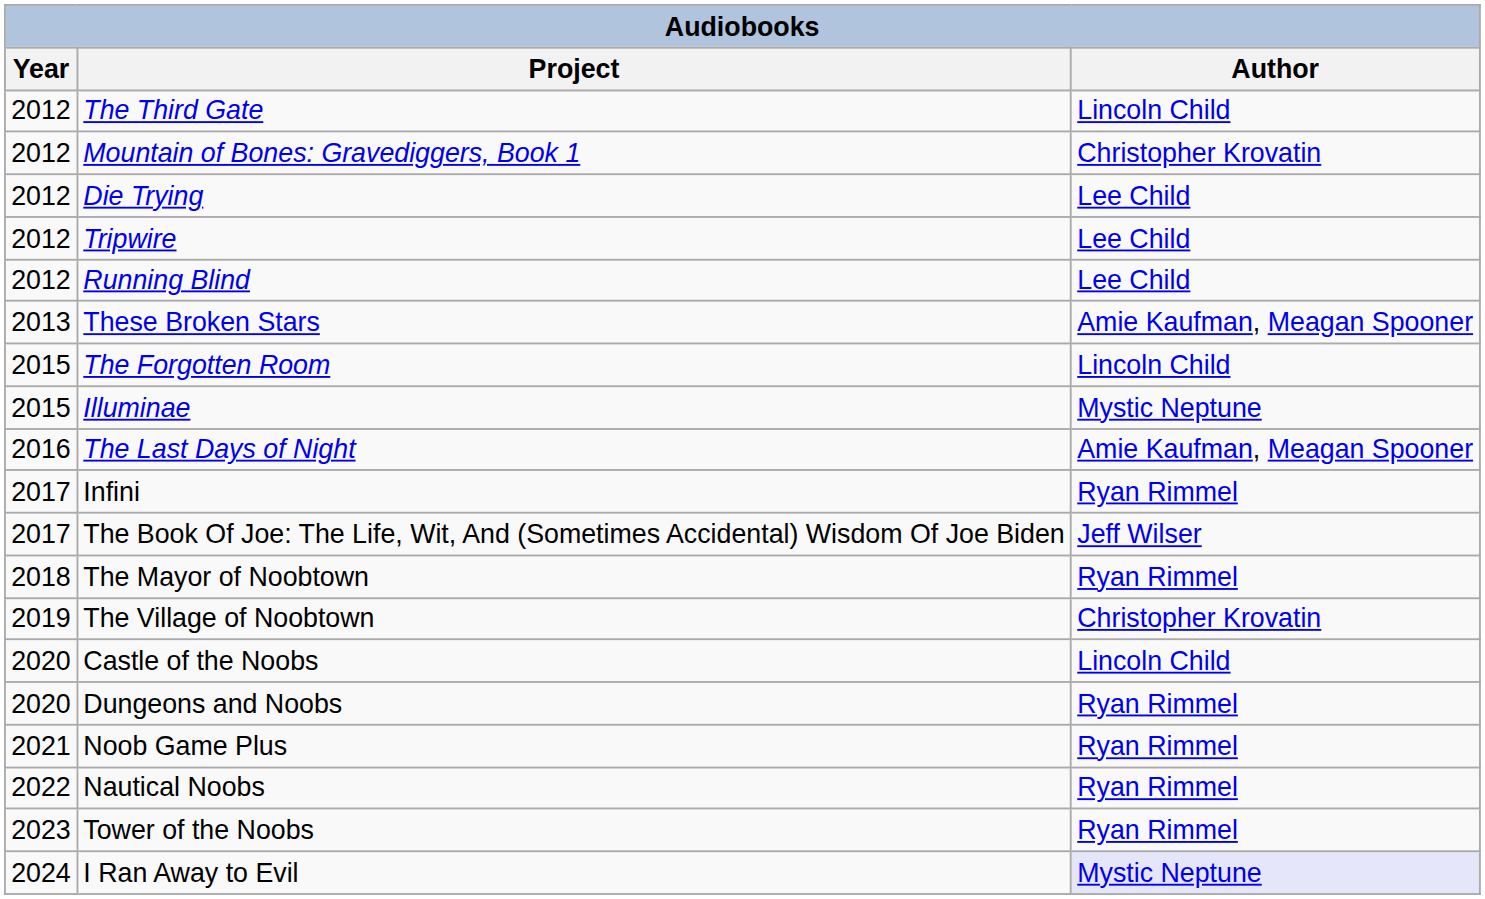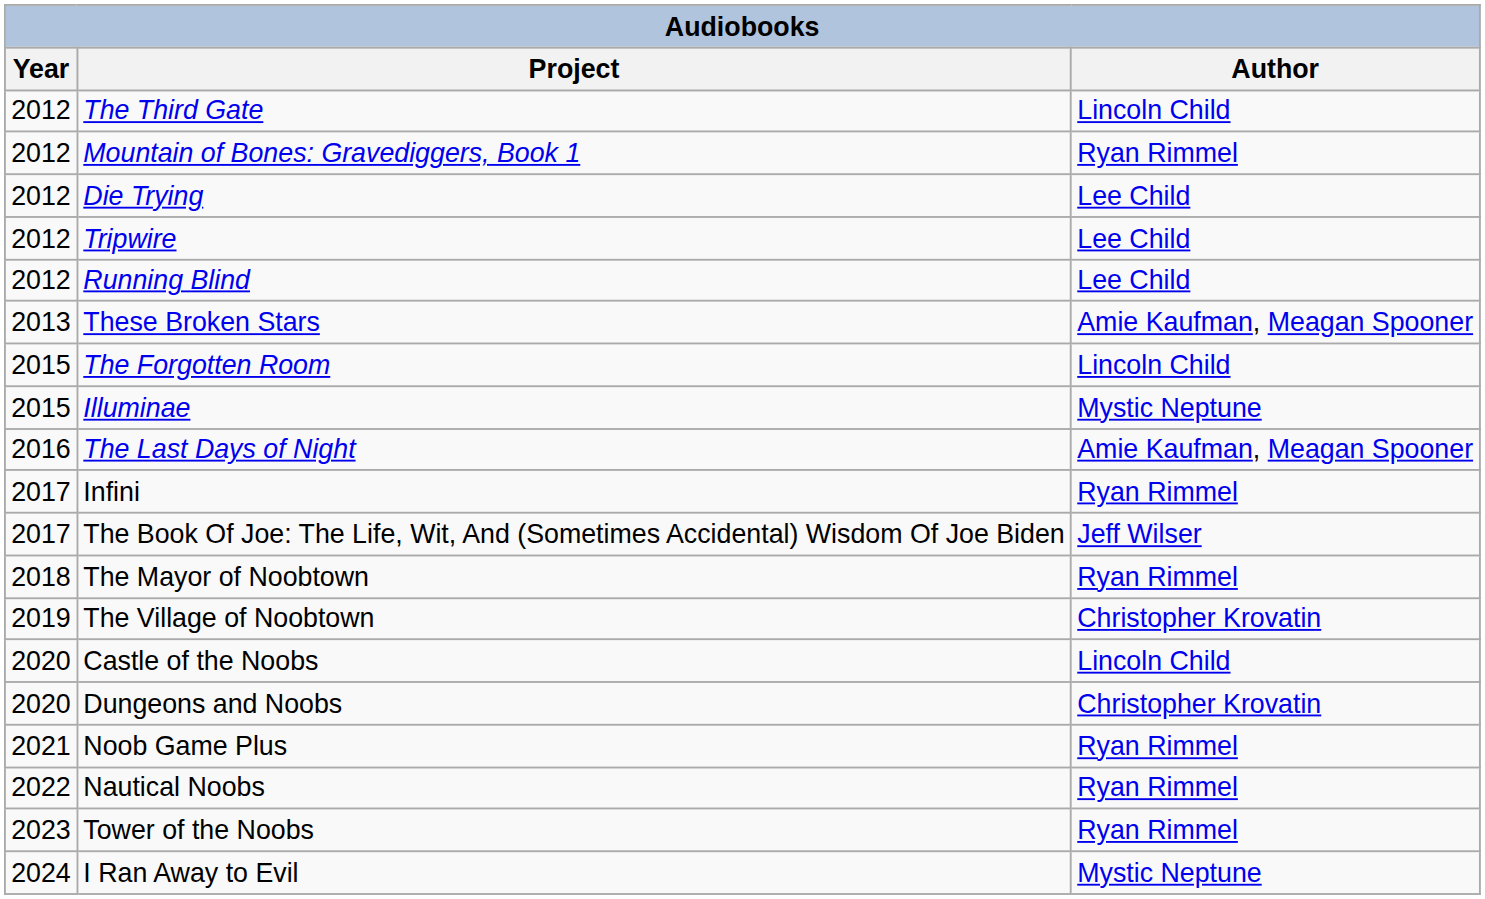(1199, 153) Christopher Krovatin -> (1158, 153) Ryan Rimmel
(1158, 704) Ryan Rimmel -> (1199, 704) Christopher Krovatin
(1169, 873) lavender background -> (1169, 873) no background
